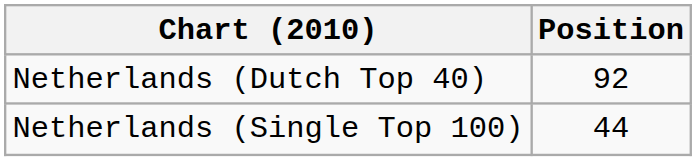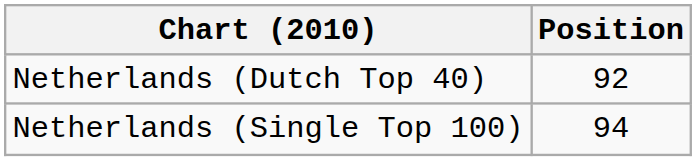(611, 129) 44 -> (611, 129) 94
